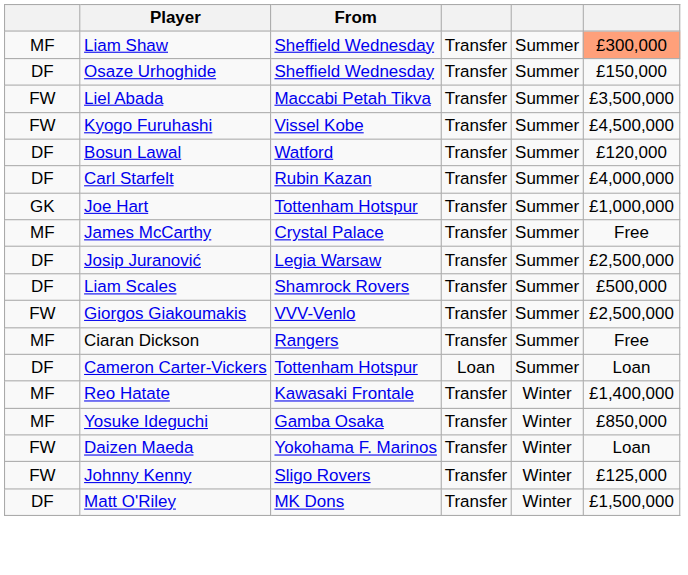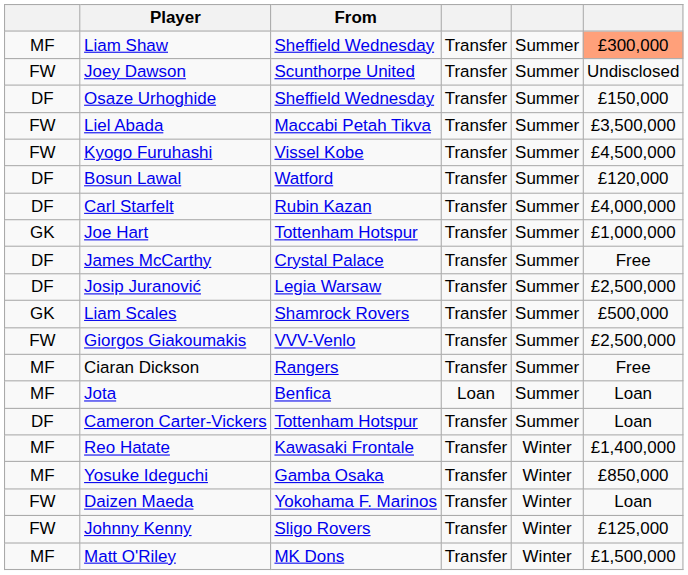+ row: (135, 71)
(42, 233) MF -> (42, 260) DF
(42, 286) DF -> (42, 313) GK
+ row: (100, 394)
(476, 367) Loan -> (476, 421) Transfer
(42, 502) DF -> (42, 555) MF
